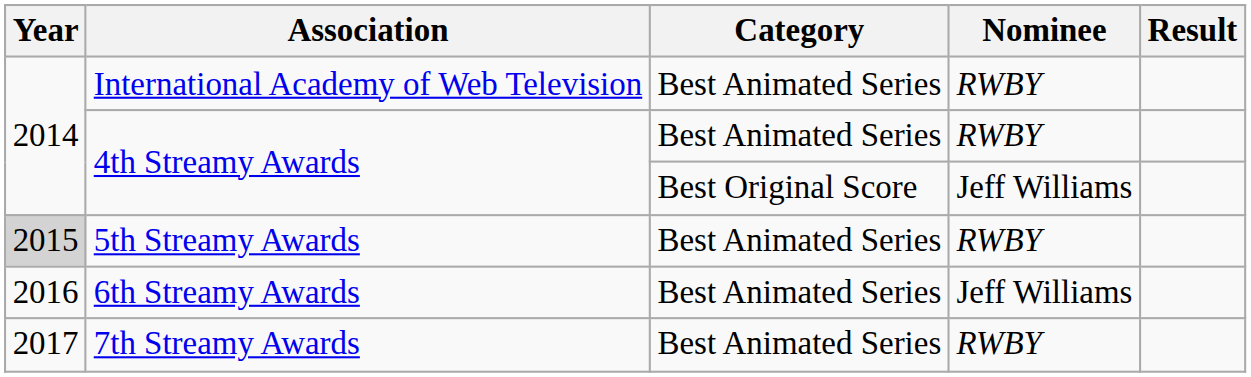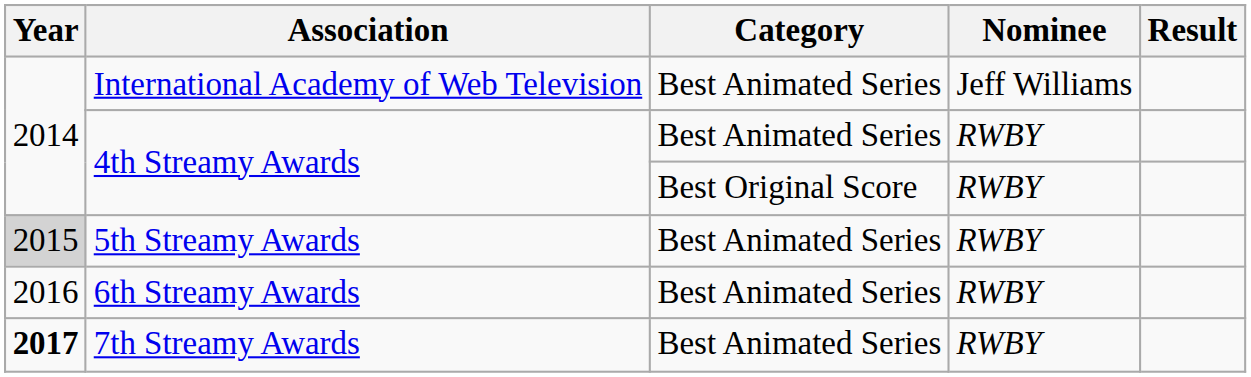(999, 82) RWBY -> (1044, 82) Jeff Williams
(1044, 187) Jeff Williams -> (999, 187) RWBY
(1044, 291) Jeff Williams -> (999, 291) RWBY
(46, 344) normal -> (46, 344) bold
